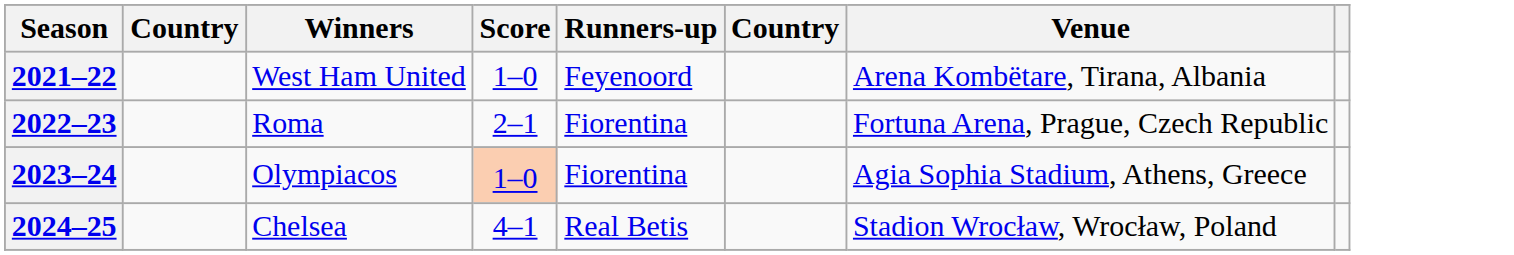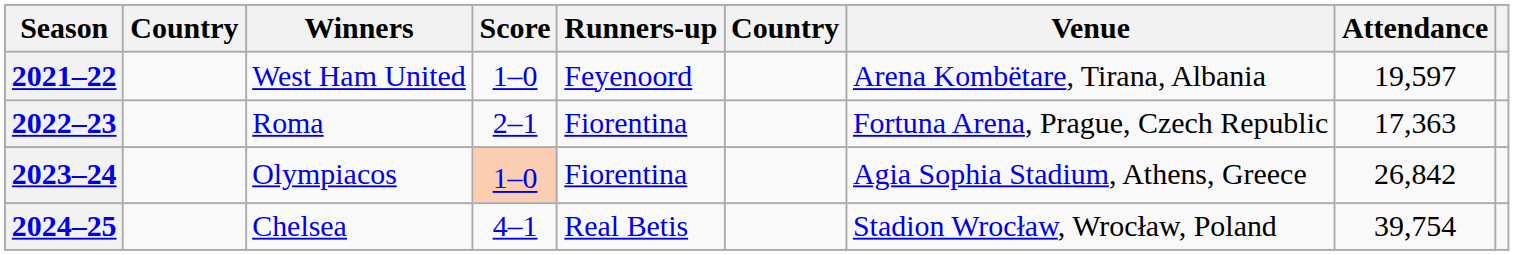+ column: (1415, 28)
